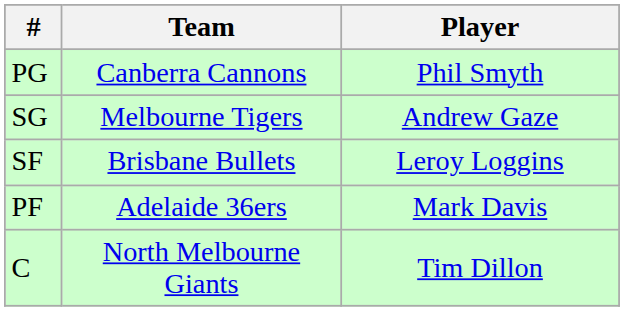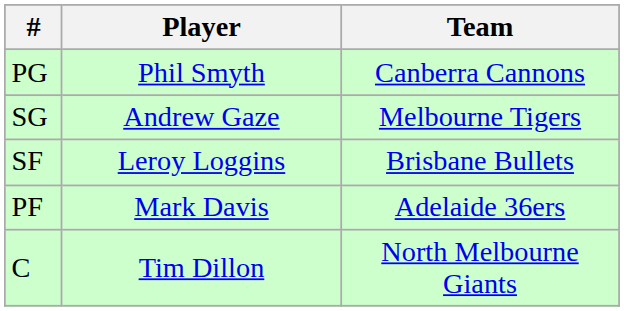columns swapped: (480, 26) <-> (201, 26)
